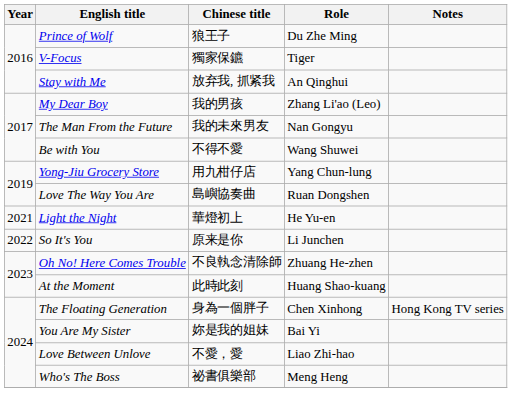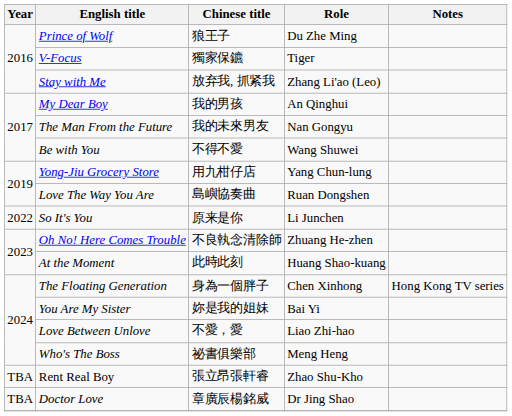(318, 81) An Qinghui -> (334, 81) Zhang Li'ao (Leo)
(334, 104) Zhang Li'ao (Leo) -> (318, 104) An Qinghui
- row: (78, 217)
+ row: (77, 376)
+ row: (71, 399)
